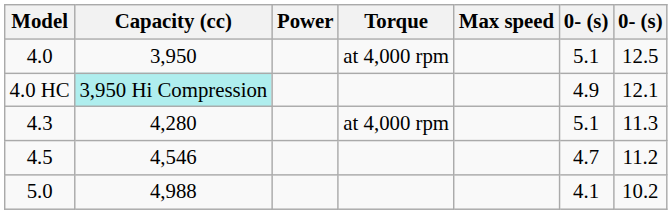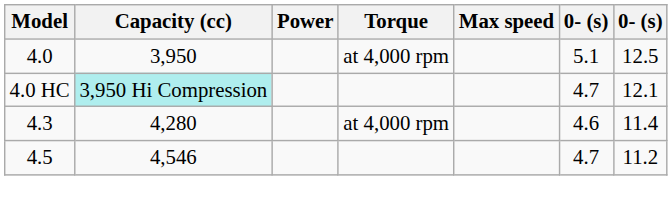(586, 89) 4.9 -> (586, 89) 4.7
(586, 123) 5.1 -> (586, 123) 4.6
(640, 123) 11.3 -> (640, 123) 11.4
- row: (40, 191)
